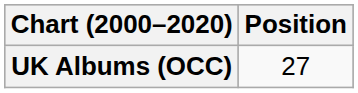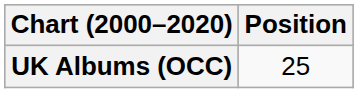(296, 66) 27 -> (296, 66) 25
